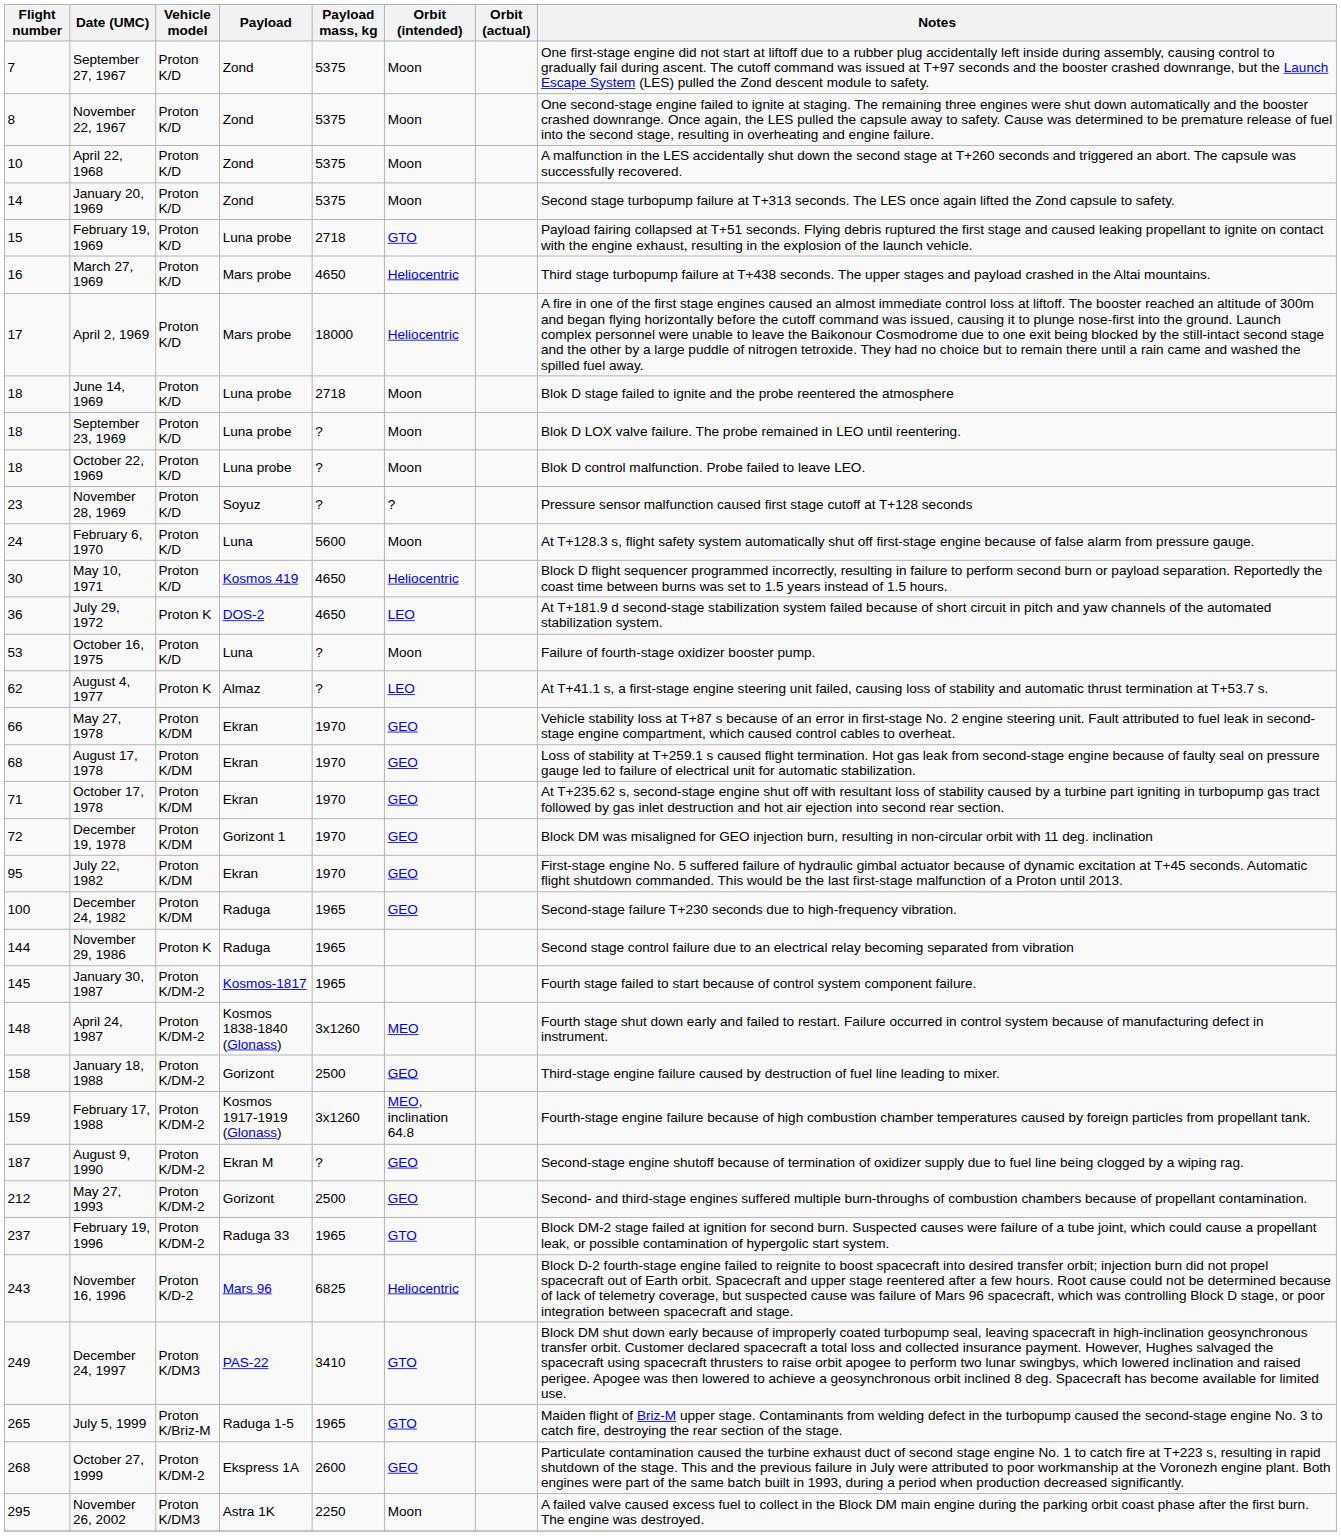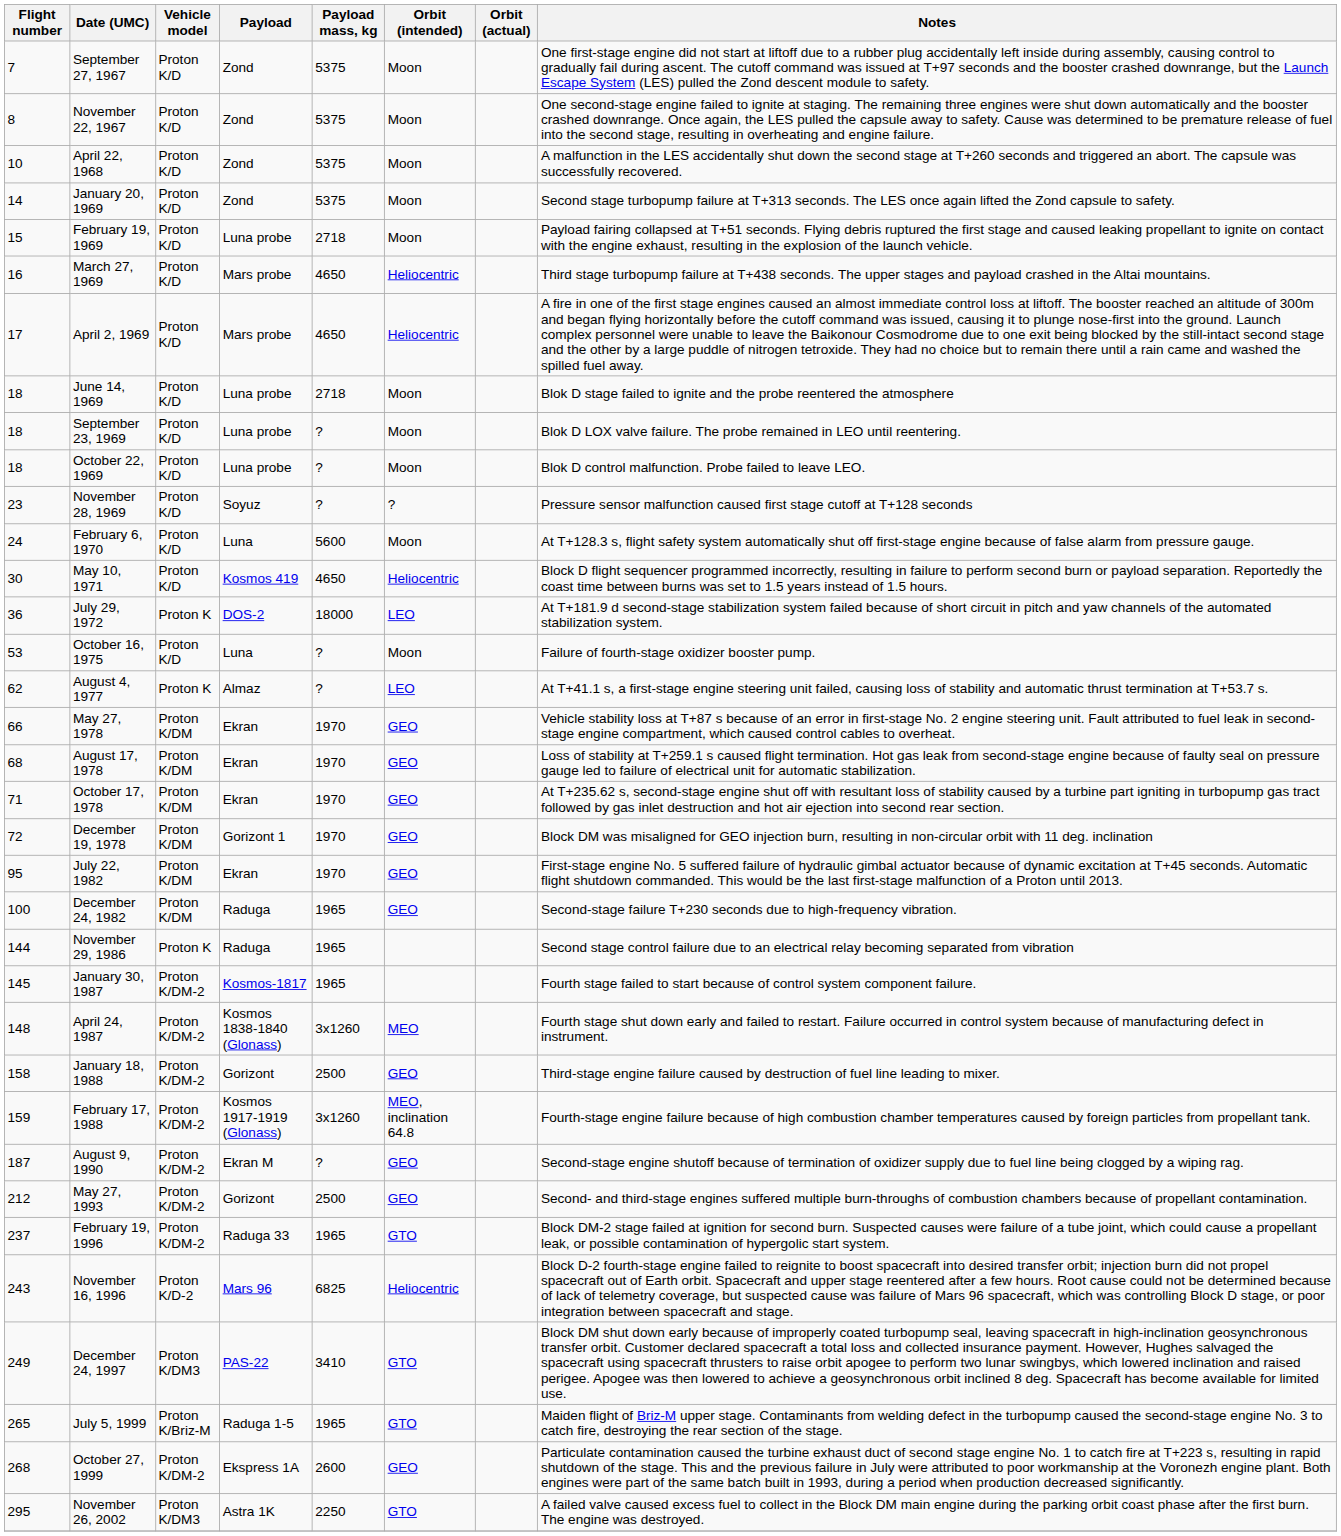(402, 237) GTO -> (405, 237) Moon
(334, 334) 18000 -> (330, 334) 4650
(330, 615) 4650 -> (334, 615) 18000
(405, 1512) Moon -> (402, 1512) GTO
